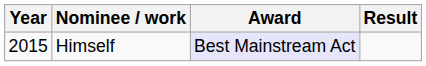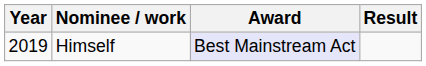(28, 46) 2015 -> (28, 46) 2019
